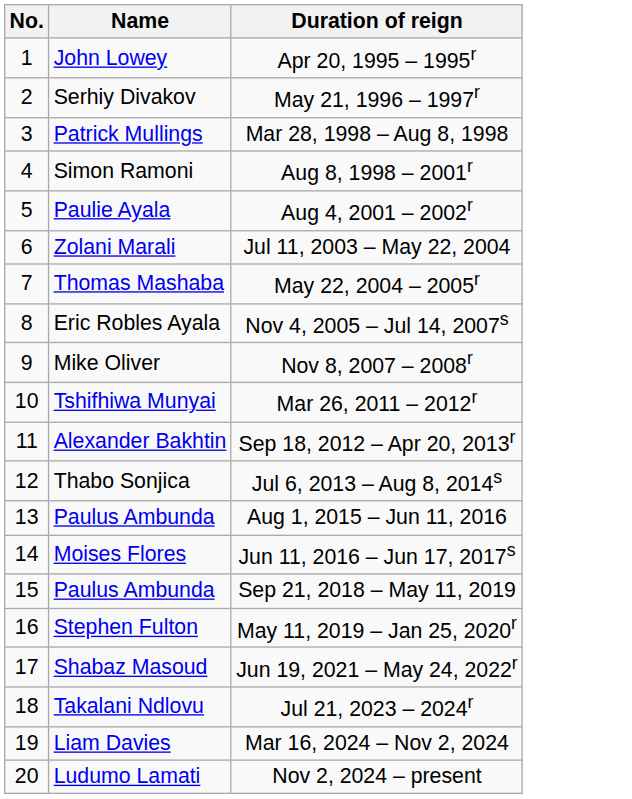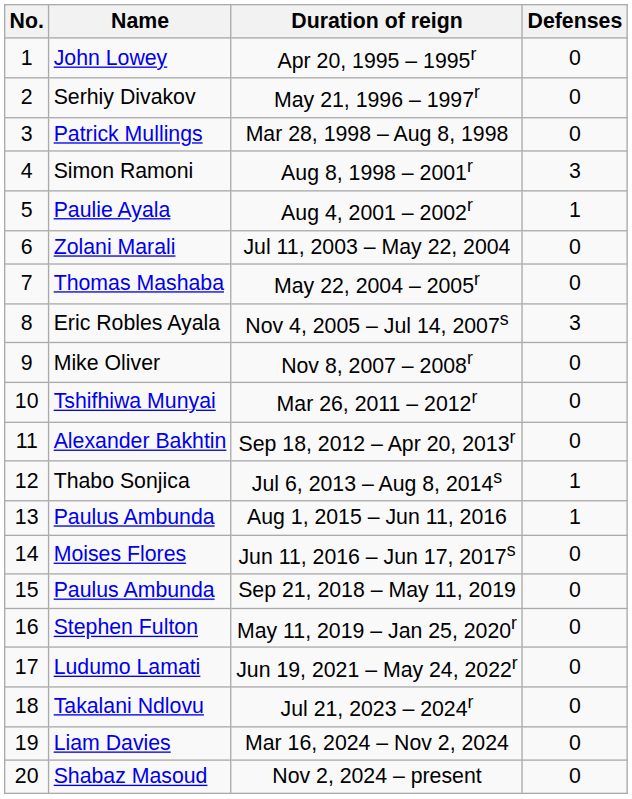+ column: (575, 21)
(131, 667) Shabaz Masoud -> (127, 667) Ludumo Lamati
(127, 776) Ludumo Lamati -> (131, 776) Shabaz Masoud
